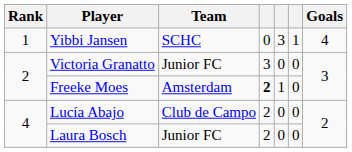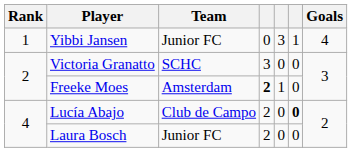(181, 40) SCHC -> (192, 40) Junior FC
(192, 64) Junior FC -> (181, 64) SCHC
(296, 111) normal -> (296, 111) bold
